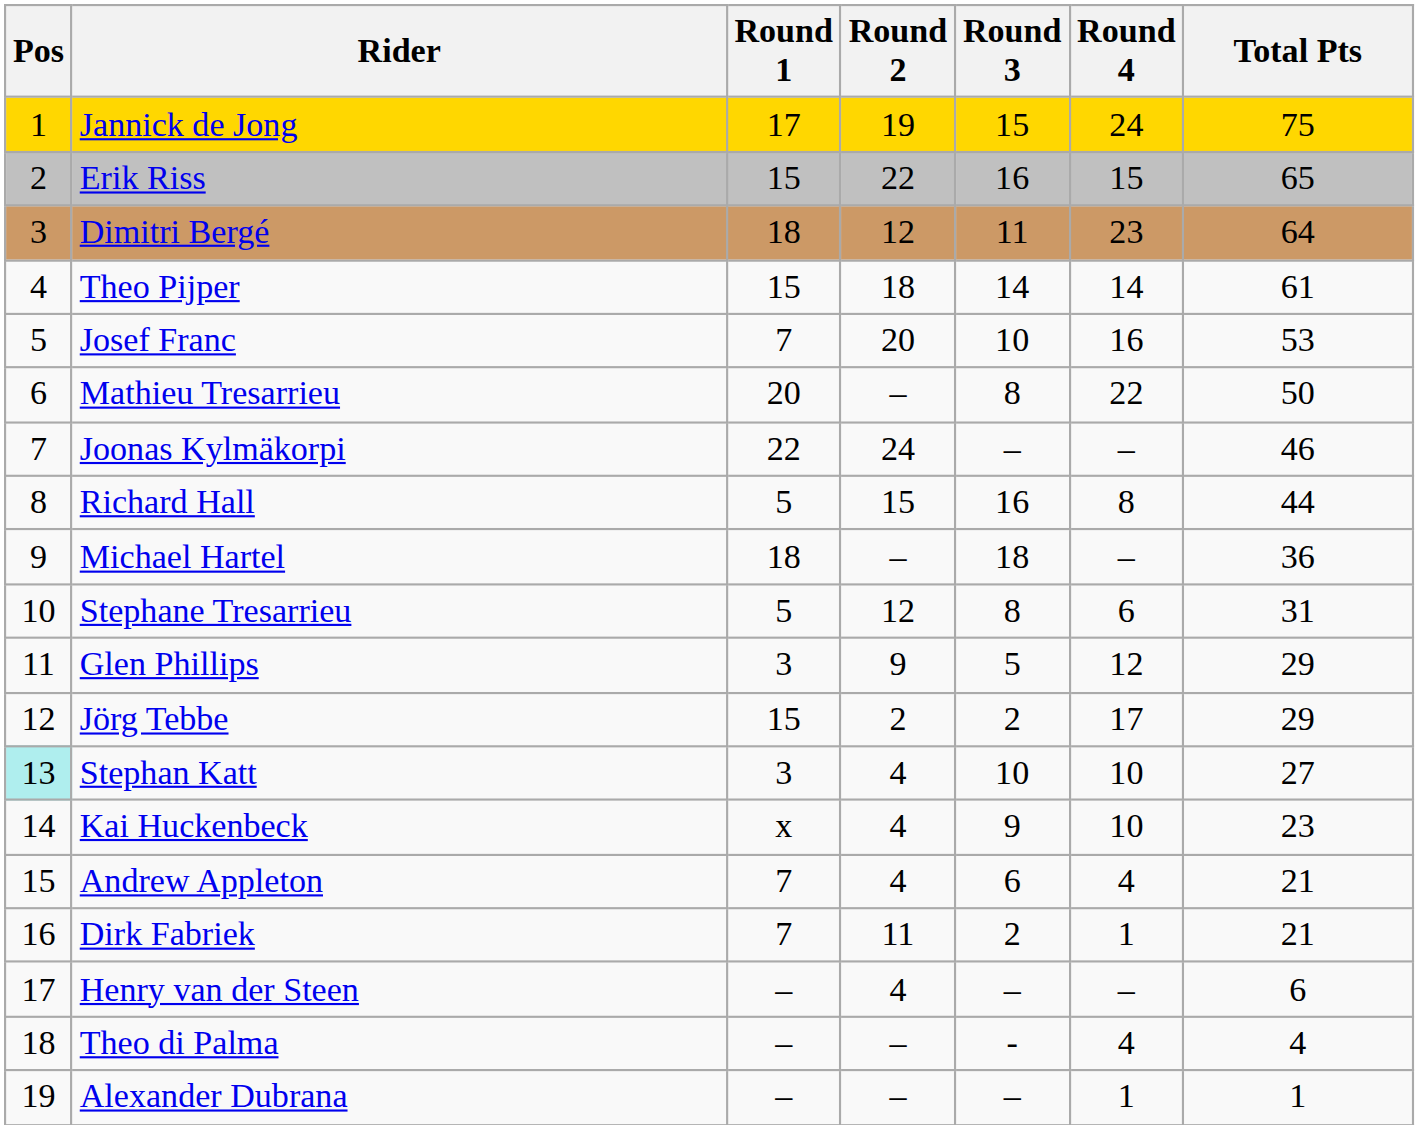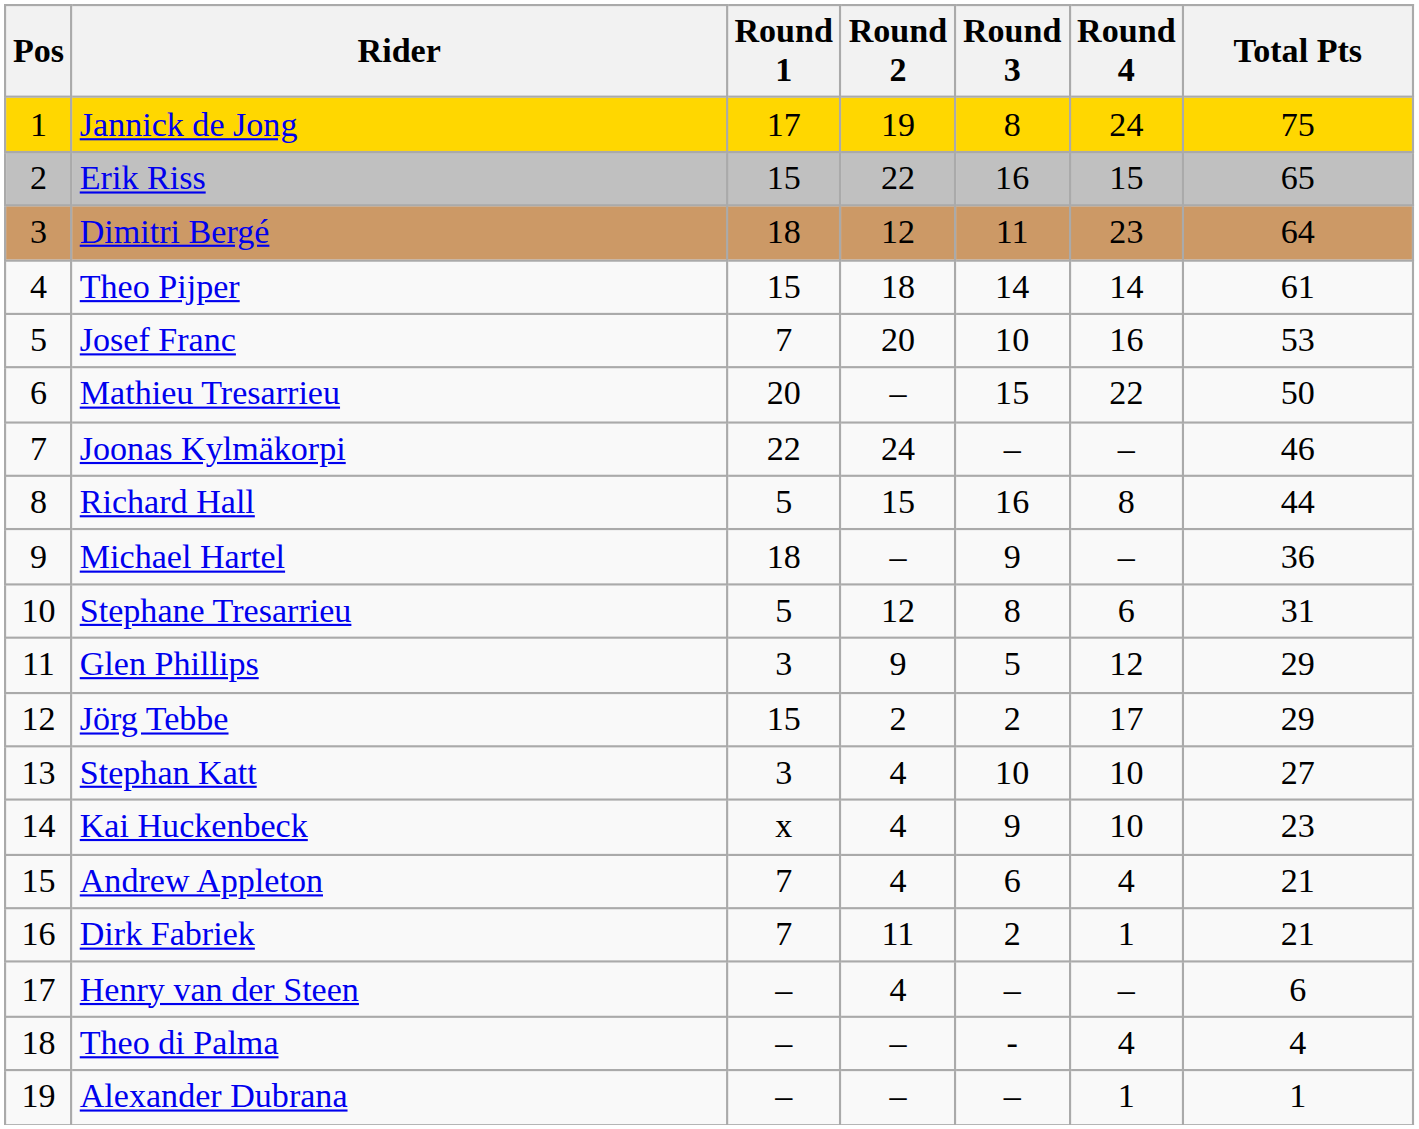(1012, 123) 15 -> (1012, 123) 8
(1012, 394) 8 -> (1012, 394) 15
(1012, 556) 18 -> (1012, 556) 9
(38, 772) paleturquoise background -> (38, 772) no background
